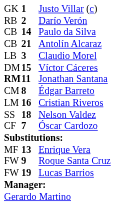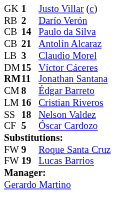(24, 126) 7 -> (24, 126) 5
- row: (64, 149)
